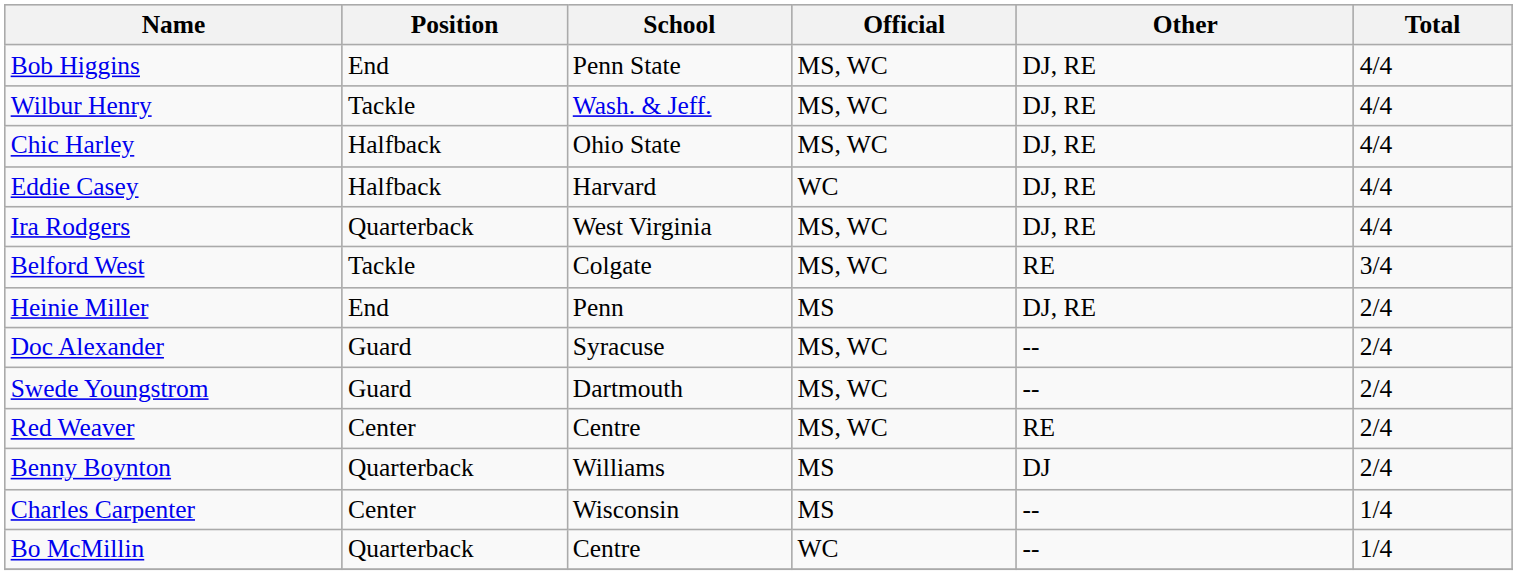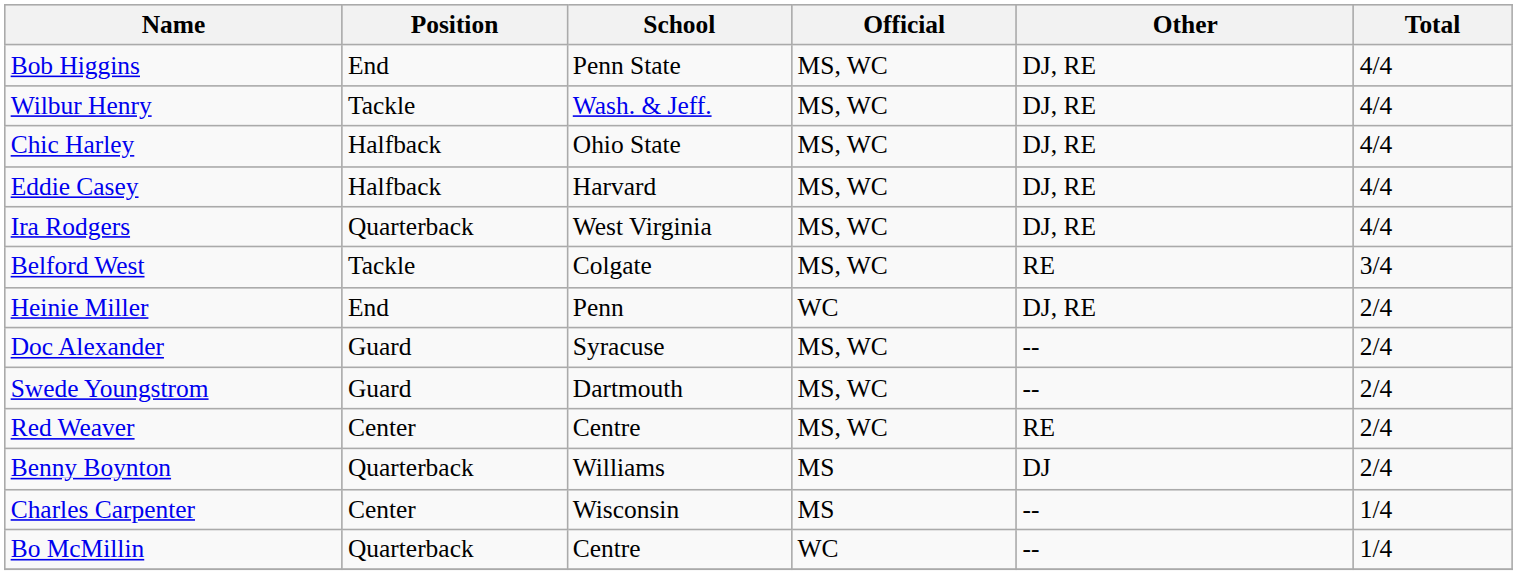(818, 186) WC -> (843, 186) MS, WC
(816, 307) MS -> (818, 307) WC
